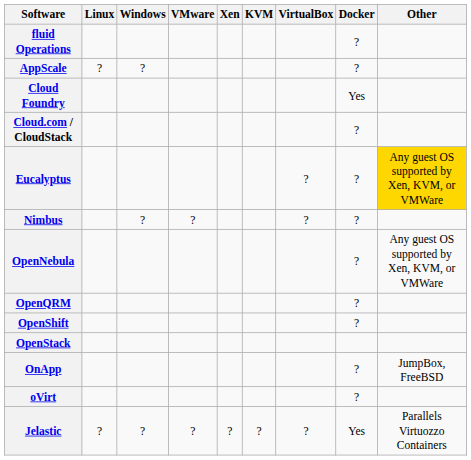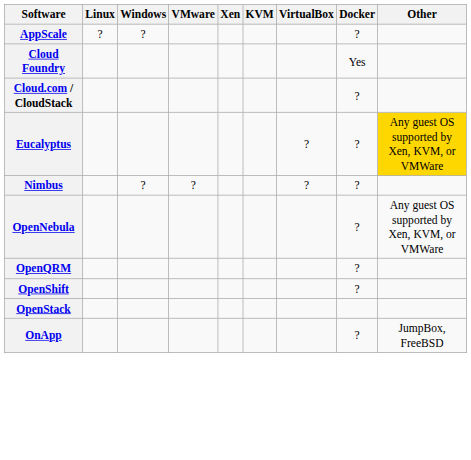- row: (43, 41)
- row: (43, 397)
- row: (43, 431)
